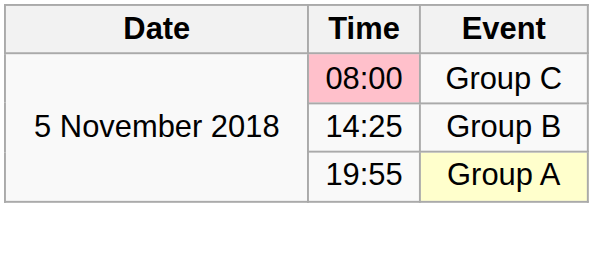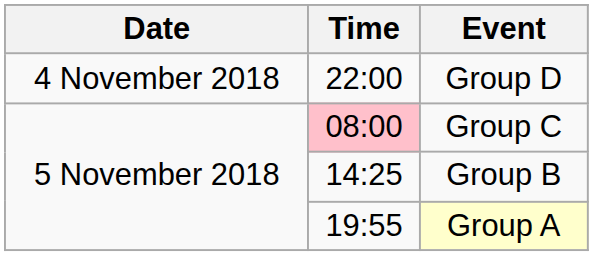+ row: (504, 77)
